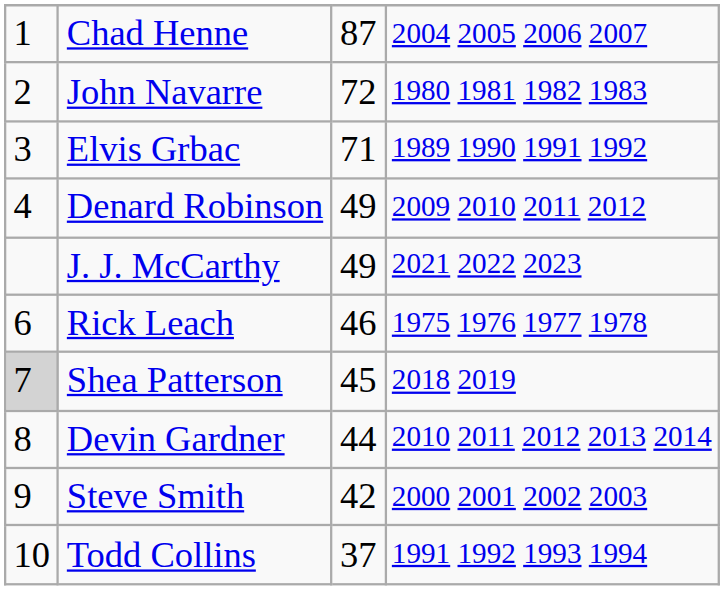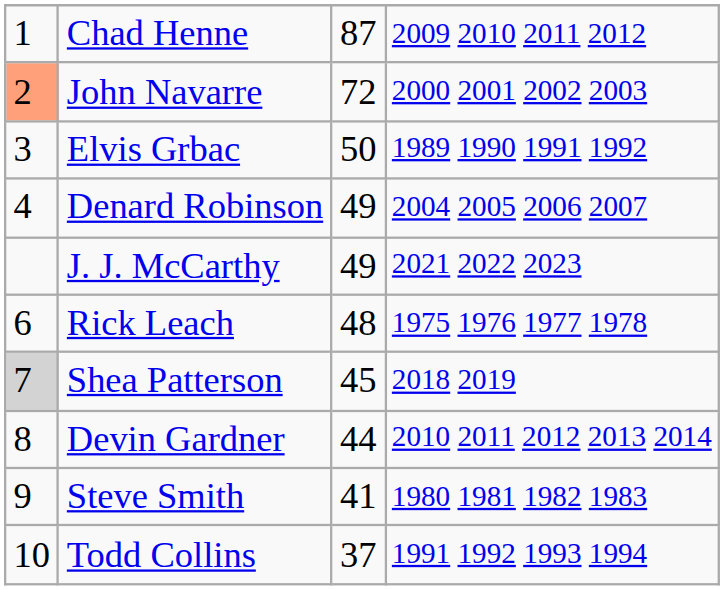(520, 33) 2004 2005 2006 2007 -> (519, 33) 2009 2010 2011 2012
(23, 91) no background -> (23, 91) lightsalmon background
(520, 91) 1980 1981 1982 1983 -> (520, 91) 2000 2001 2002 2003
(358, 149) 71 -> (358, 149) 50
(519, 206) 2009 2010 2011 2012 -> (520, 206) 2004 2005 2006 2007
(358, 322) 46 -> (358, 322) 48
(358, 496) 42 -> (358, 496) 41
(520, 496) 2000 2001 2002 2003 -> (520, 496) 1980 1981 1982 1983
